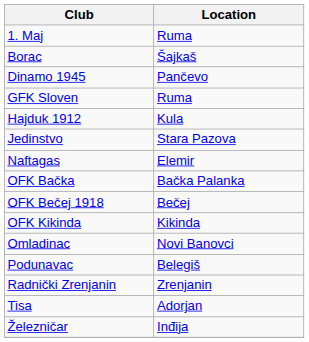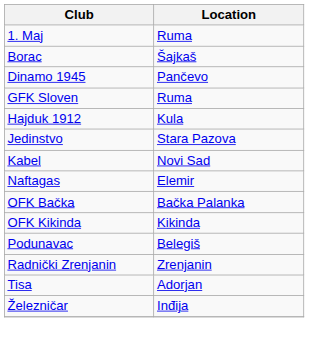+ row: (24, 160)
- row: (56, 202)
- row: (39, 243)
